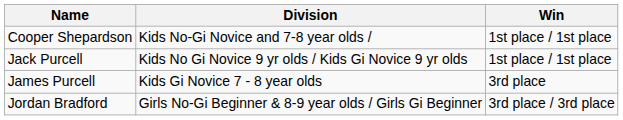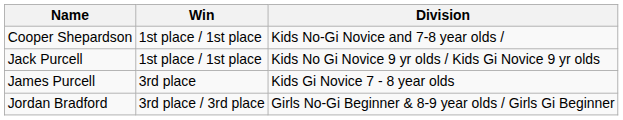columns swapped: (552, 15) <-> (310, 15)
